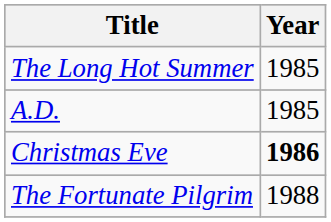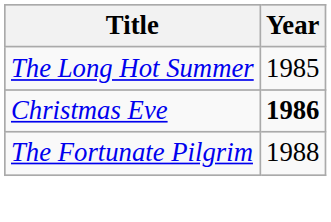- row: (35, 110)
